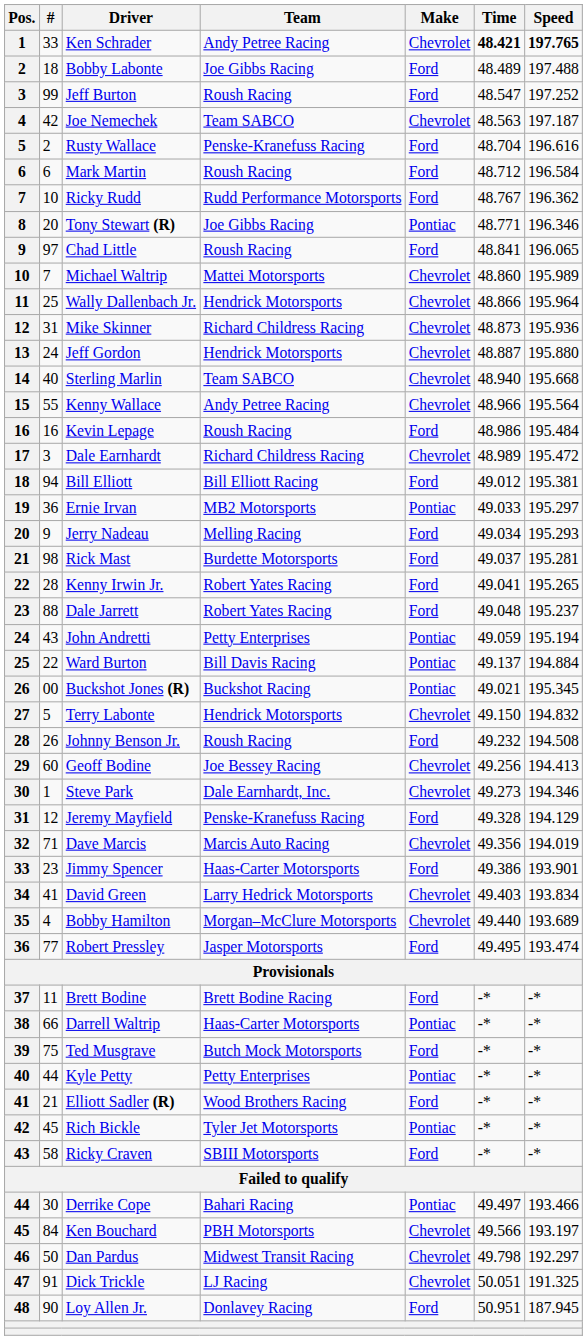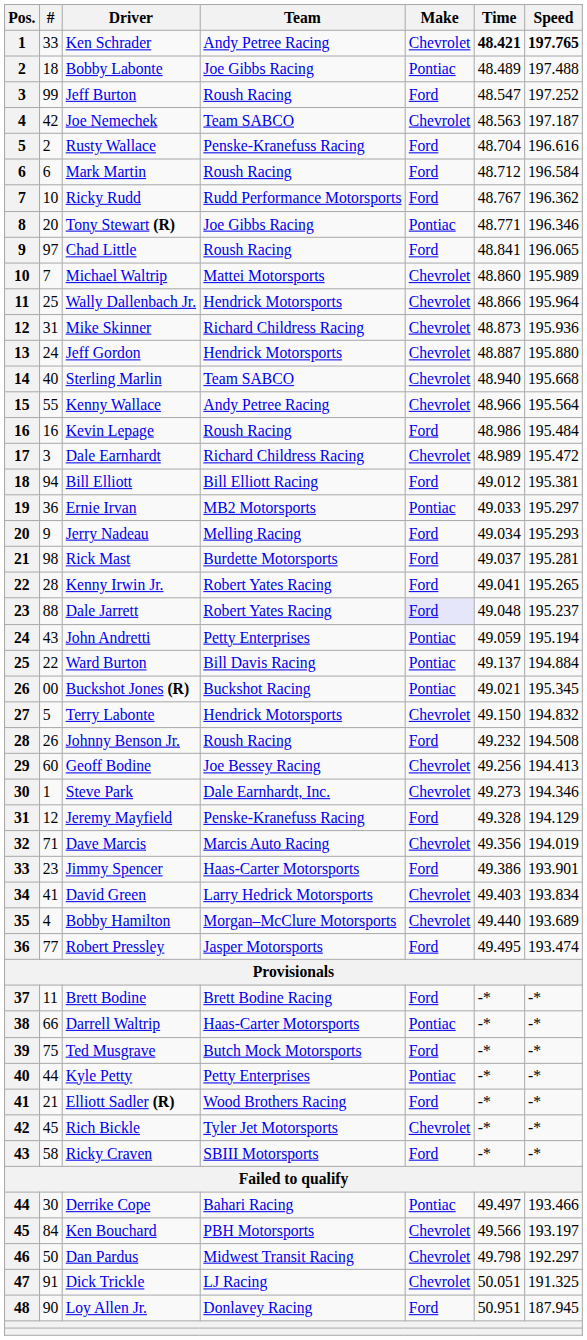(424, 69) Ford -> (432, 69) Pontiac
(424, 611) no background -> (424, 611) lavender background
(432, 1127) Pontiac -> (440, 1127) Chevrolet
